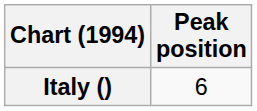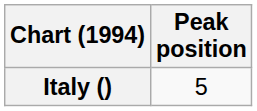(201, 86) 6 -> (201, 86) 5
